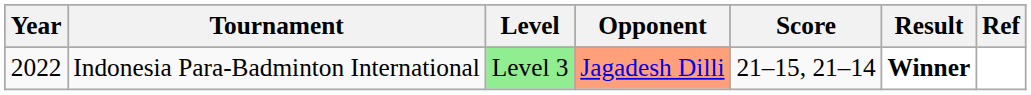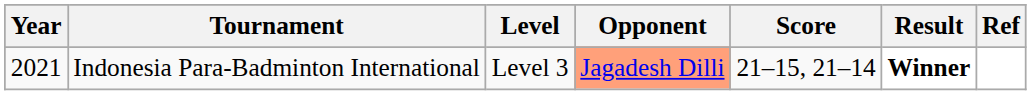(36, 67) 2022 -> (36, 67) 2021
(530, 67) lightgreen background -> (530, 67) no background
